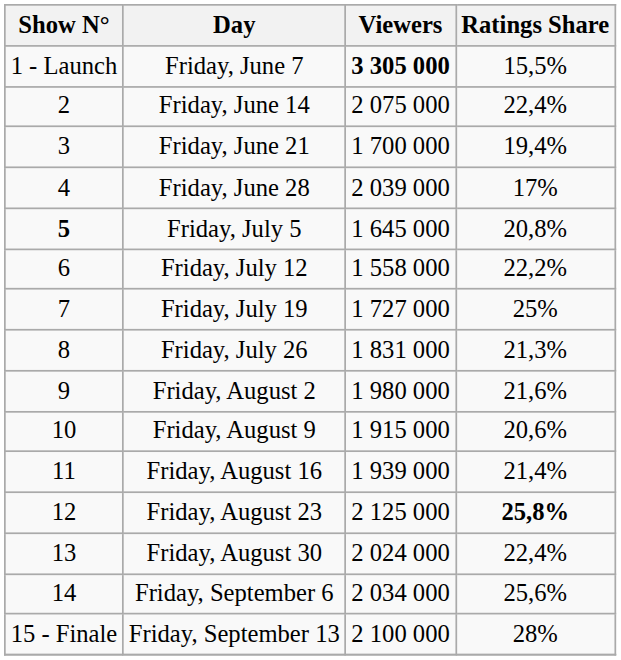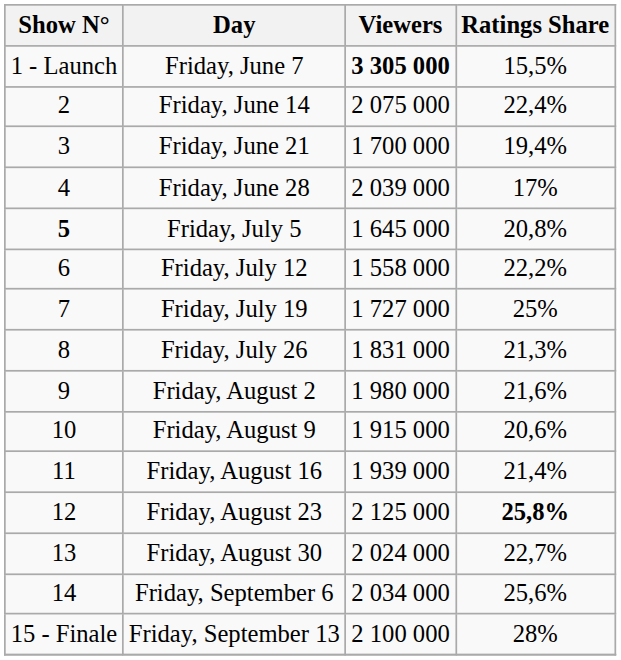(535, 553) 22,4% -> (535, 553) 22,7%
